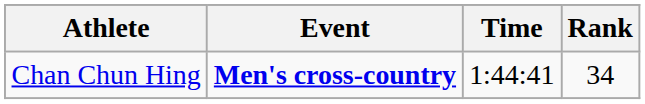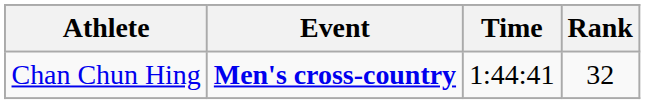(600, 74) 34 -> (600, 74) 32
